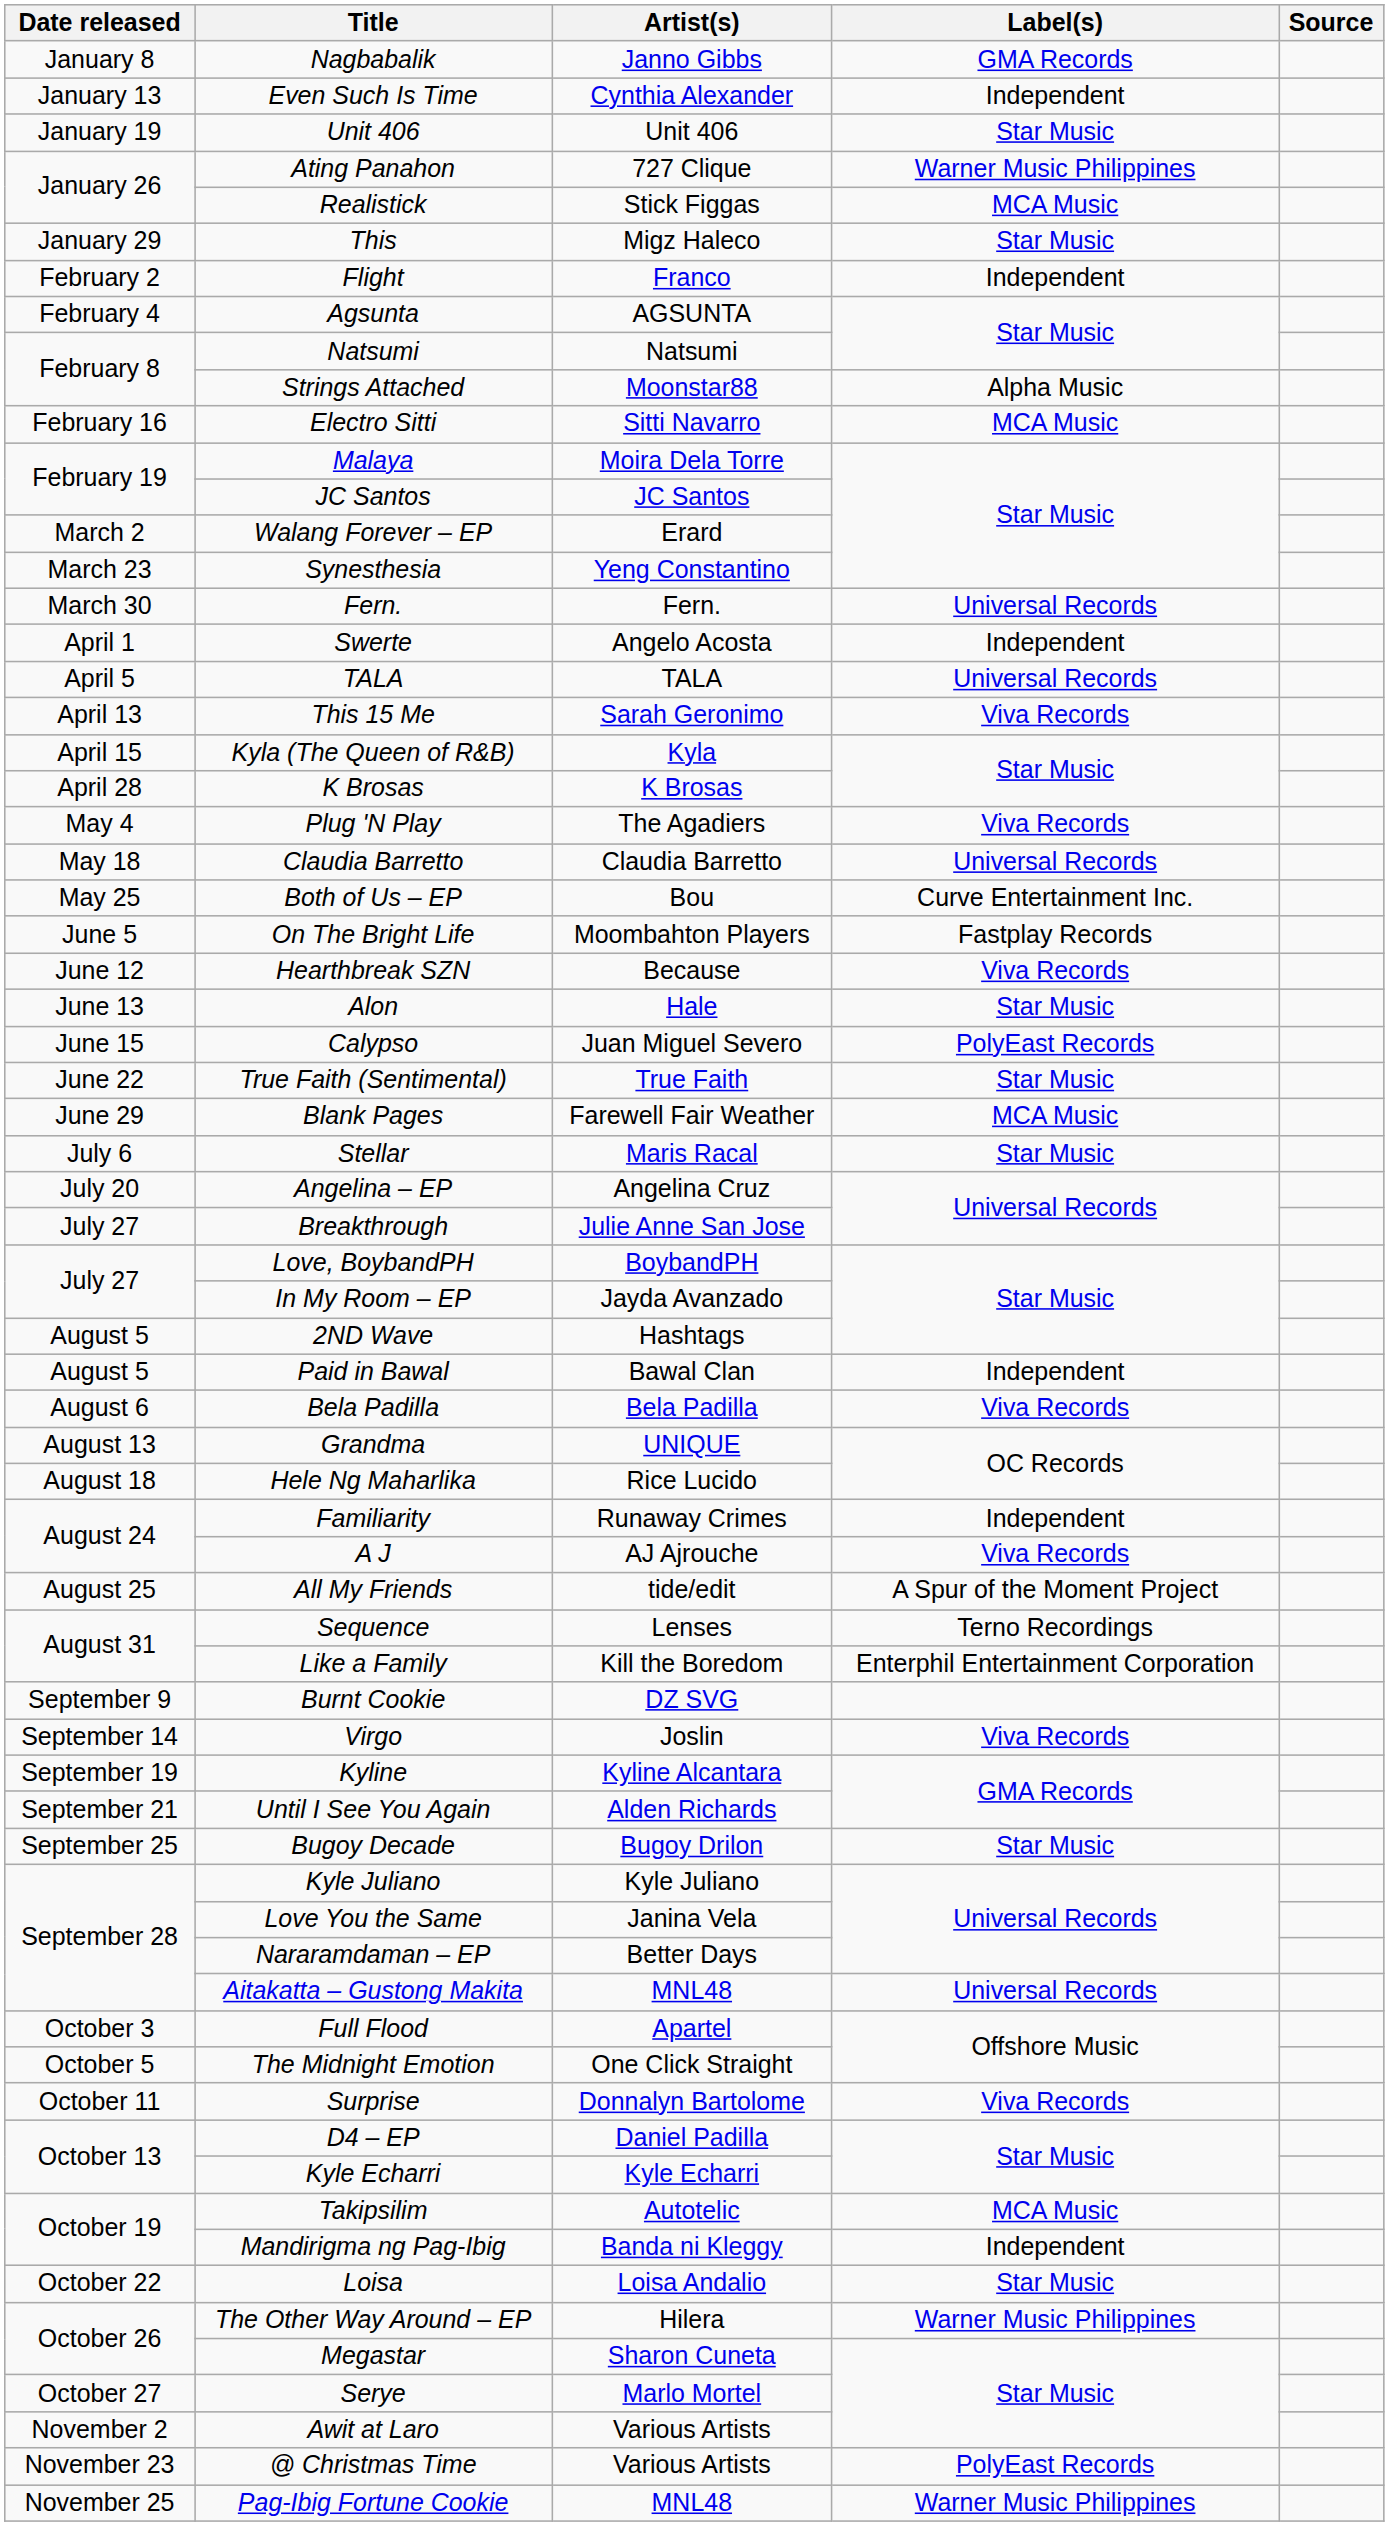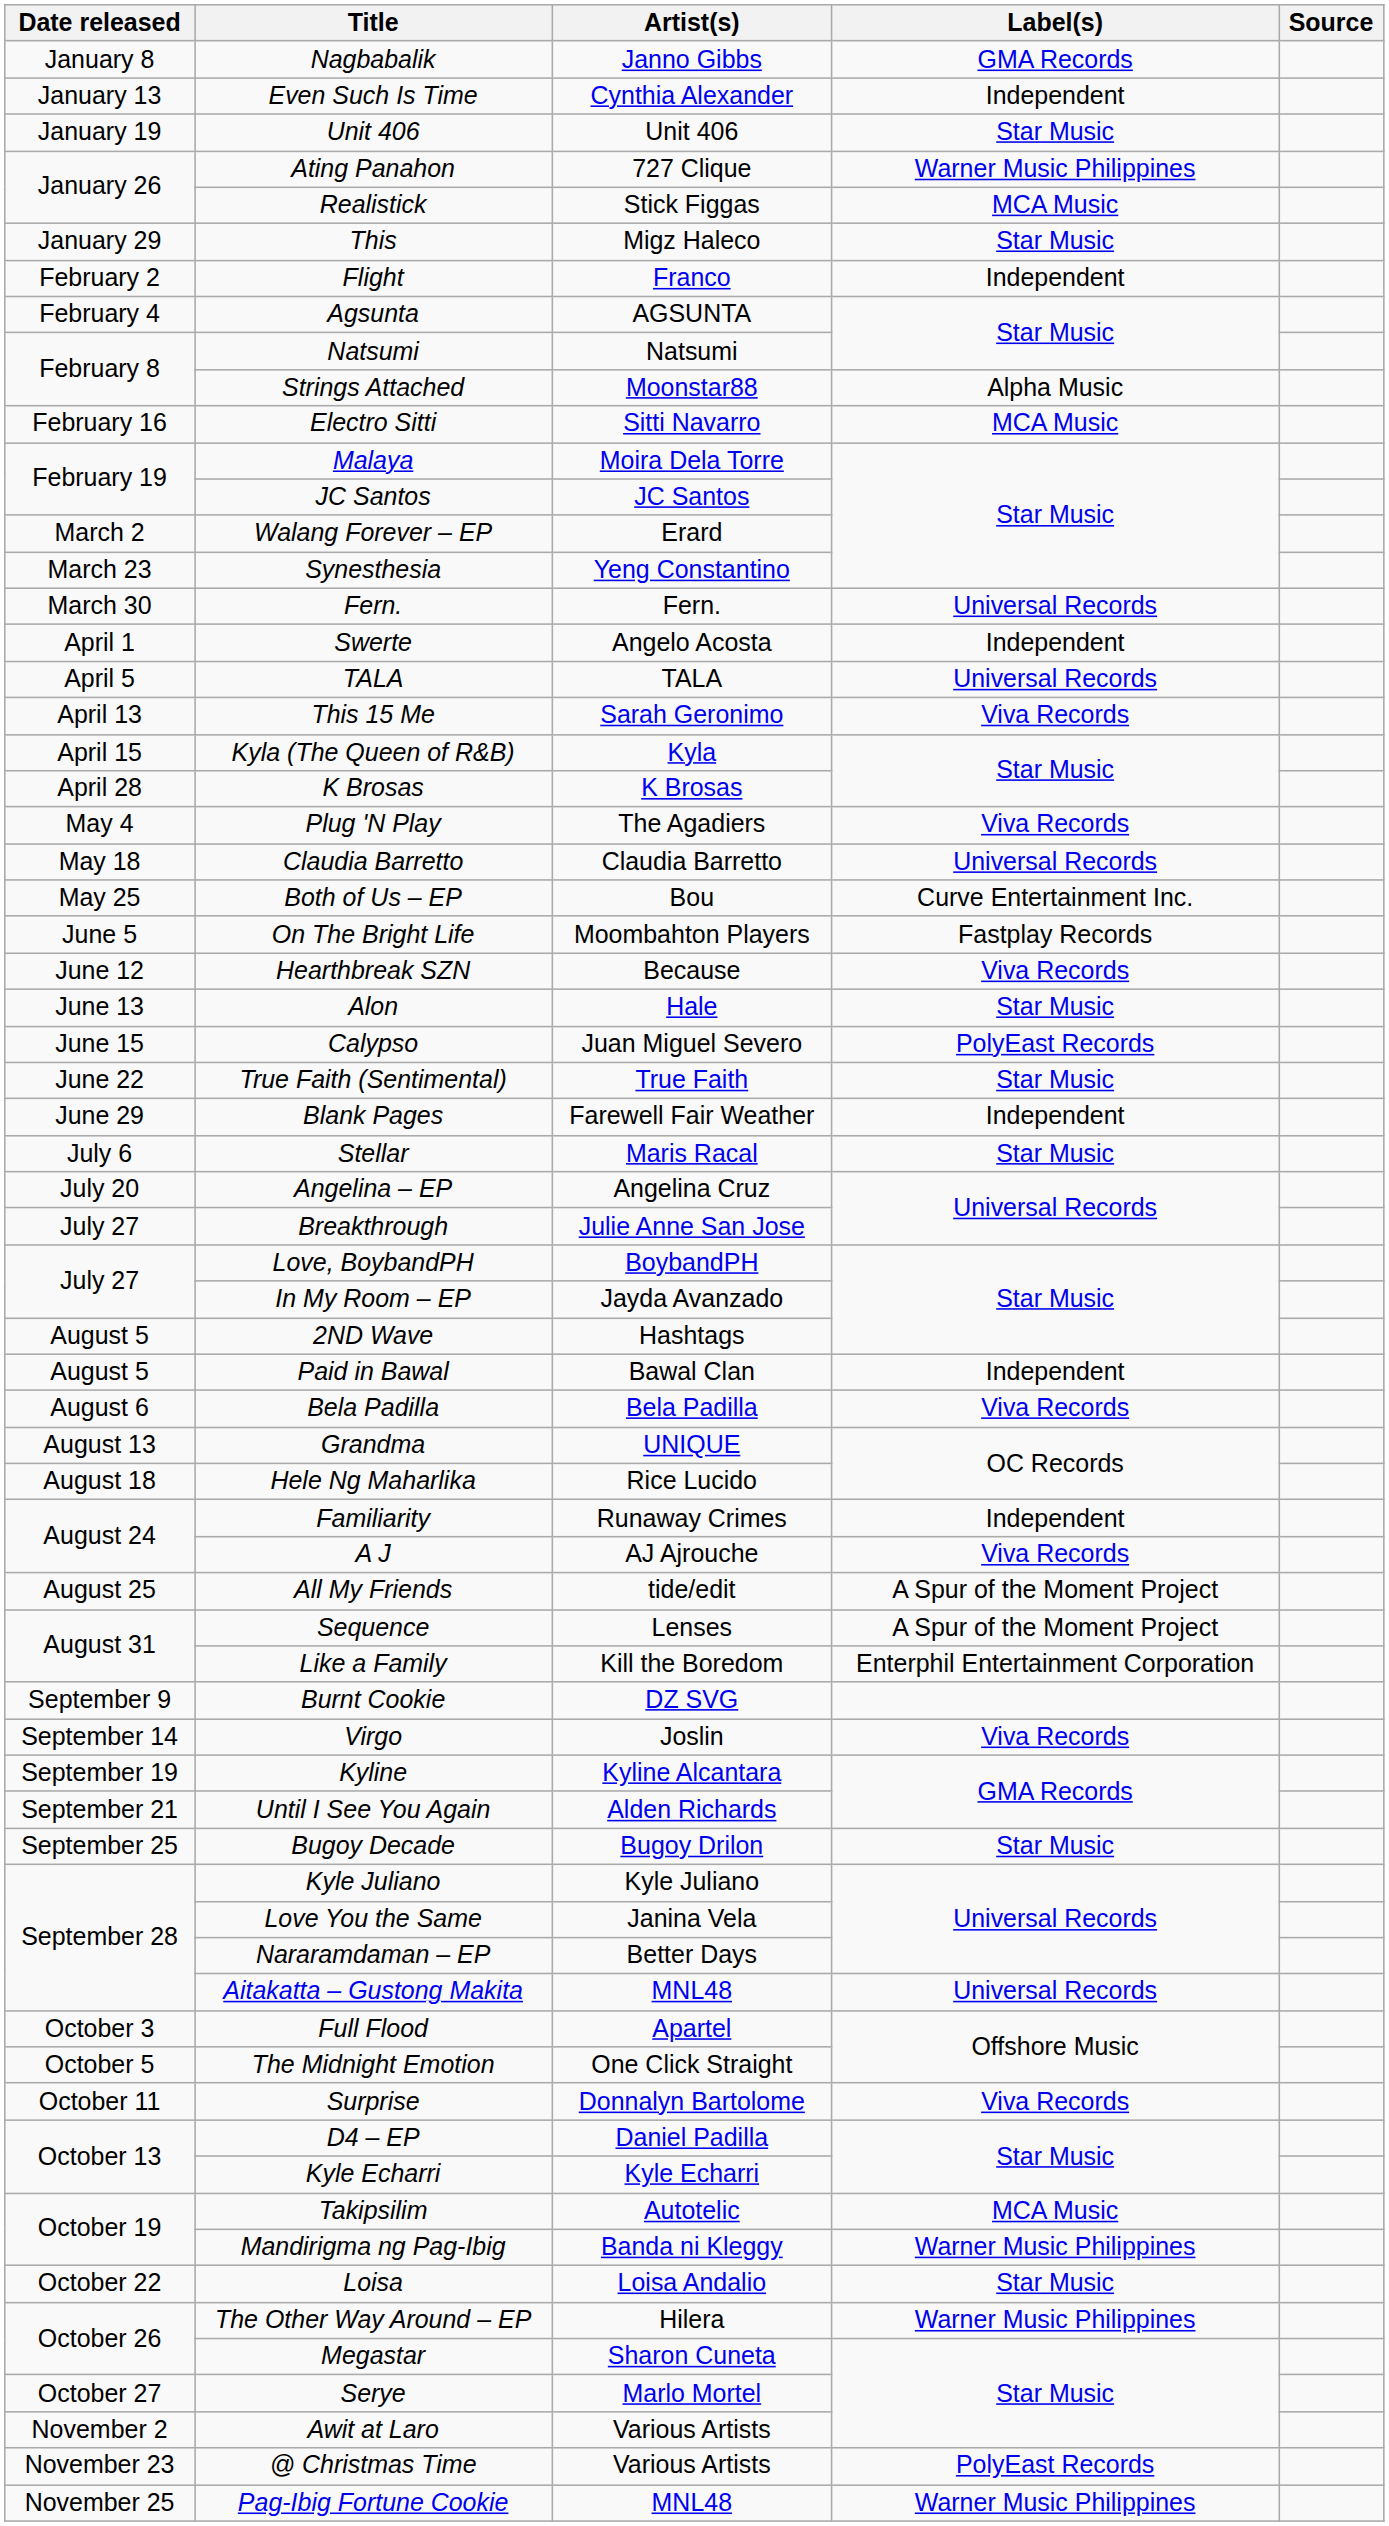(1055, 1116) MCA Music -> (1055, 1116) Independent
(1055, 1627) Terno Recordings -> (1055, 1627) A Spur of the Moment Project
(1055, 2247) Independent -> (1055, 2247) Warner Music Philippines
